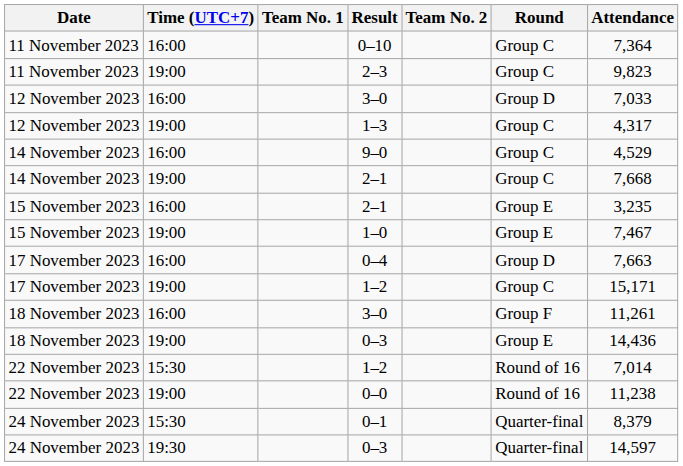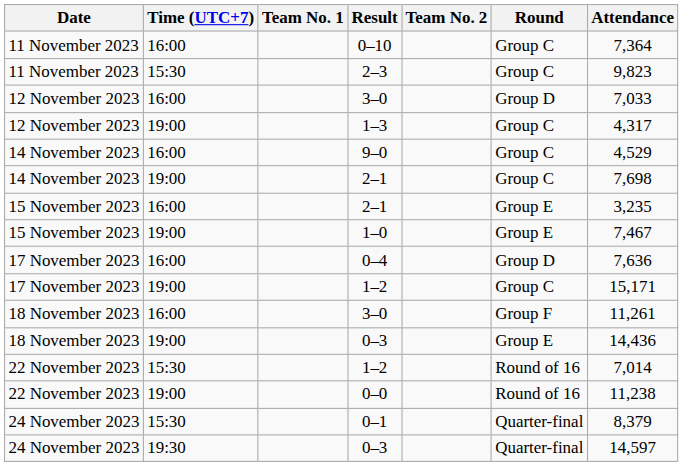(167, 71) 19:00 -> (167, 71) 15:30
(633, 179) 7,668 -> (633, 179) 7,698
(633, 260) 7,663 -> (633, 260) 7,636
